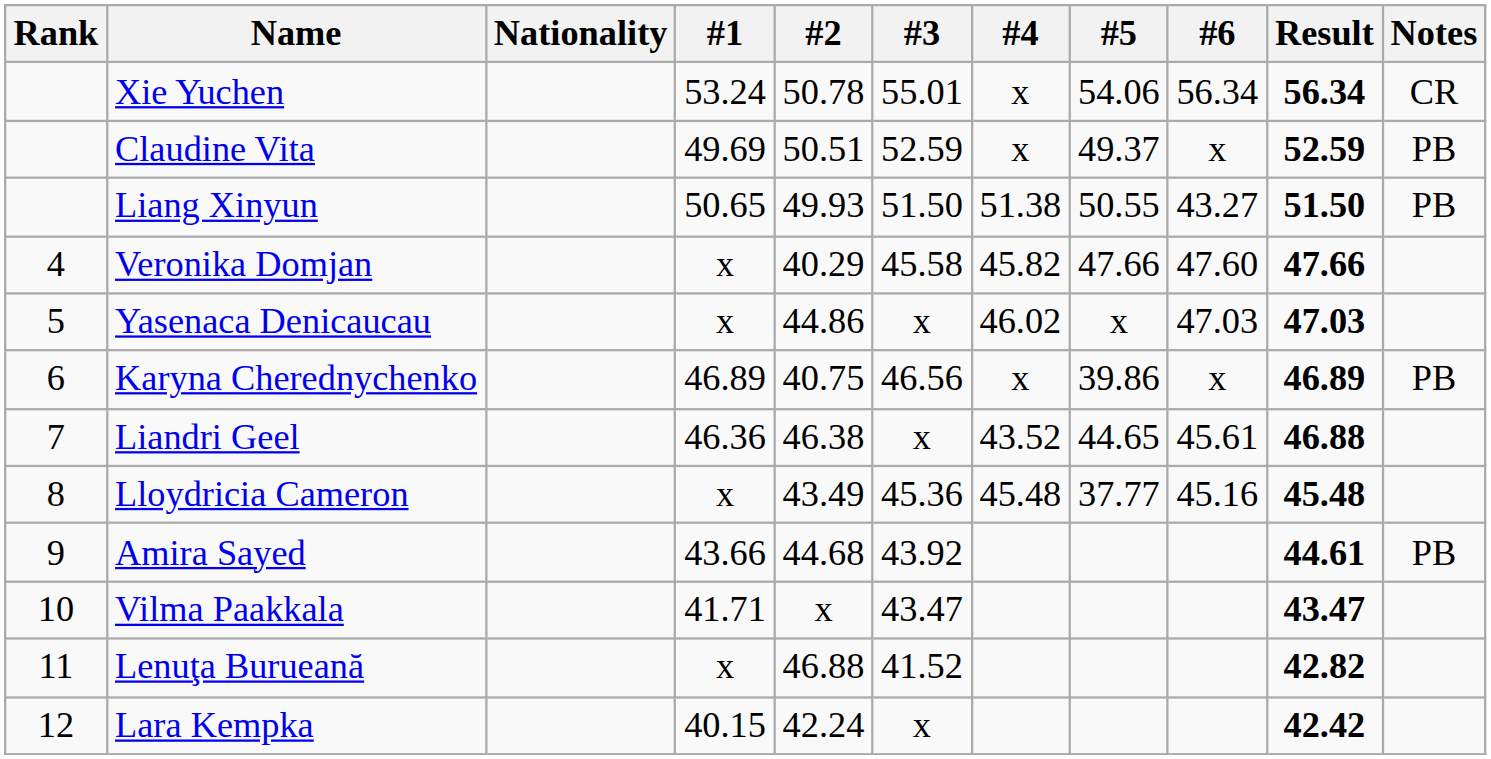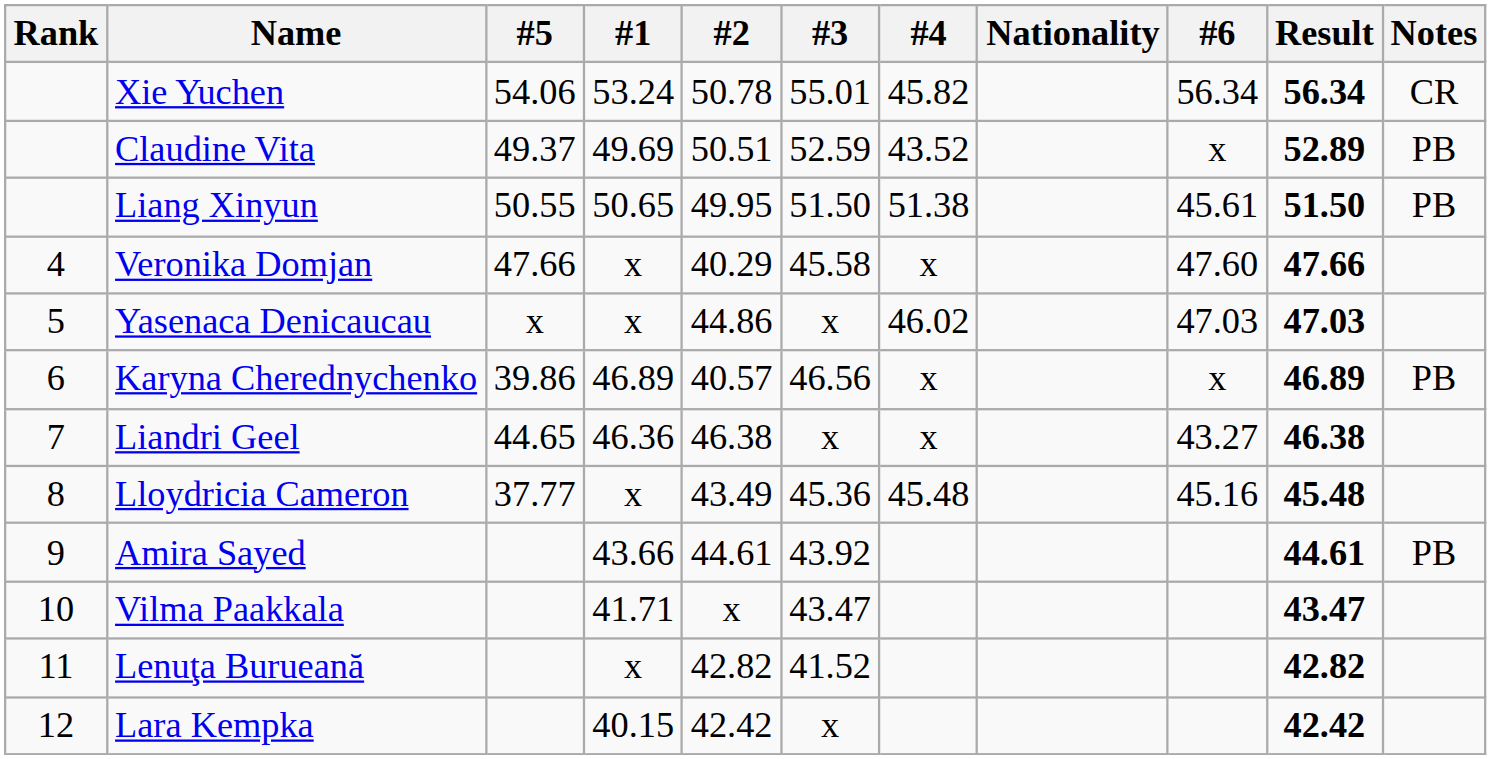columns swapped: (581, 33) <-> (1119, 33)
(1020, 90) x -> (929, 90) 45.82
(1020, 148) x -> (929, 148) 43.52
(1324, 148) 52.59 -> (1324, 148) 52.89
(823, 206) 49.93 -> (732, 206) 49.95
(1217, 206) 43.27 -> (1217, 206) 45.61
(1020, 263) 45.82 -> (929, 263) x
(823, 378) 40.75 -> (732, 378) 40.57
(1020, 436) 43.52 -> (929, 436) x
(1217, 436) 45.61 -> (1217, 436) 43.27
(1324, 436) 46.88 -> (1324, 436) 46.38
(823, 551) 44.68 -> (732, 551) 44.61
(823, 666) 46.88 -> (732, 666) 42.82
(823, 724) 42.24 -> (732, 724) 42.42
